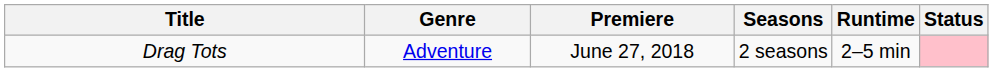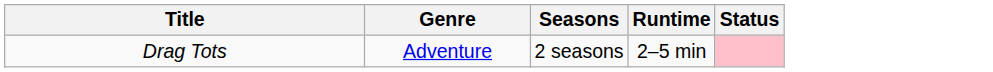- column: (632, 19)
